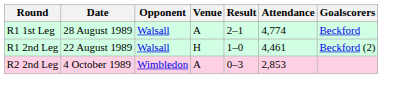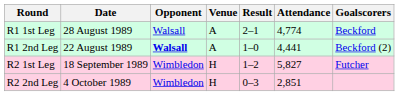(153, 47) normal -> (170, 47) bold
(197, 47) H -> (213, 47) A
(274, 47) 4,461 -> (289, 47) 4,441
+ row: (31, 64)
(197, 64) A -> (213, 82) H
(274, 64) 2,853 -> (289, 82) 2,851
